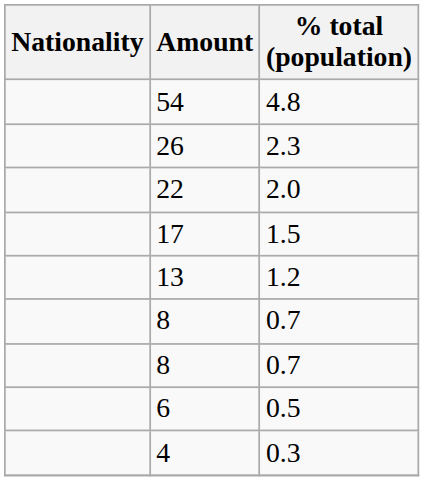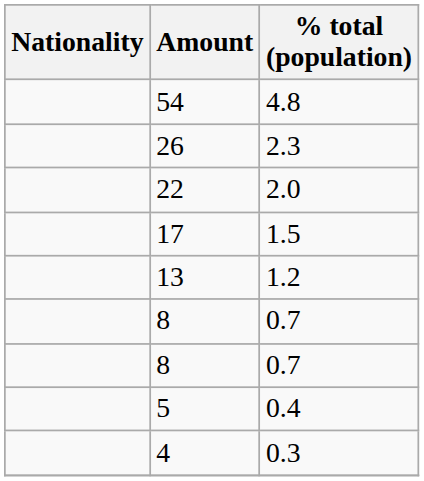- row: (163, 408)
+ row: (163, 408)
